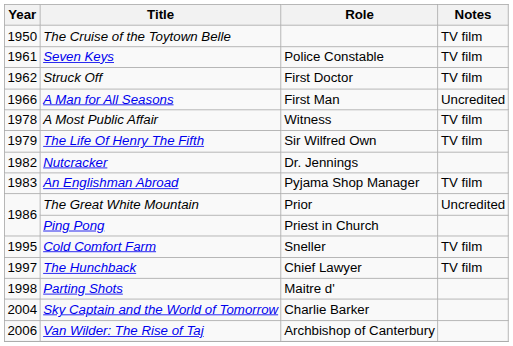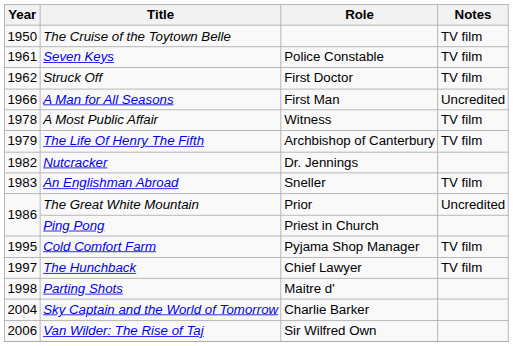(330, 141) Sir Wilfred Own -> (360, 141) Archbishop of Canterbury
(352, 183) Pyjama Shop Manager -> (305, 183) Sneller
(305, 246) Sneller -> (352, 246) Pyjama Shop Manager
(360, 330) Archbishop of Canterbury -> (330, 330) Sir Wilfred Own
